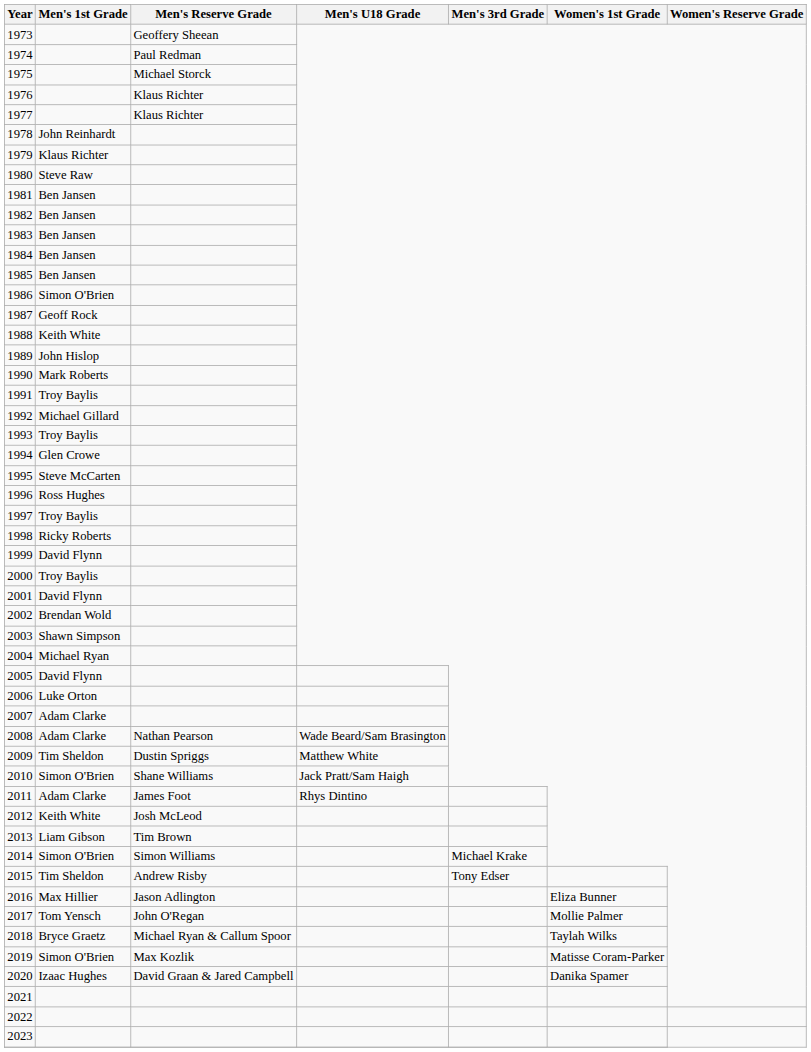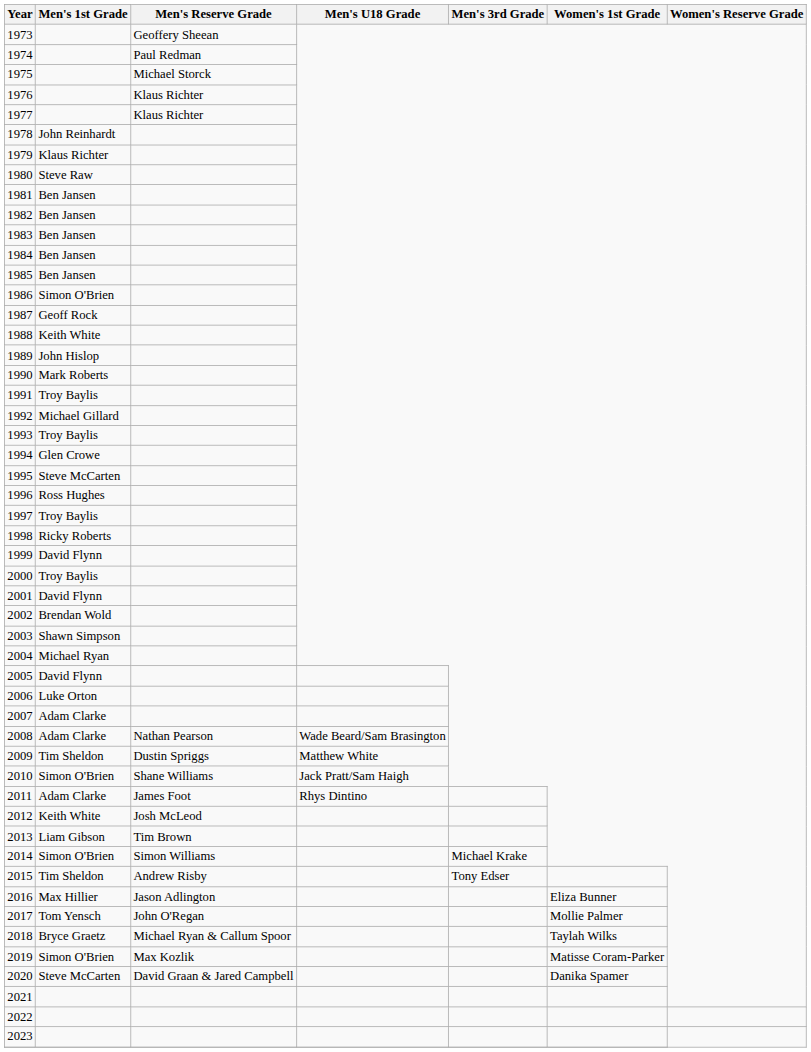(73, 976) Izaac Hughes -> (79, 976) Steve McCarten
